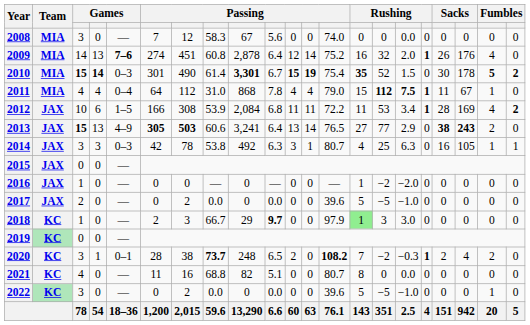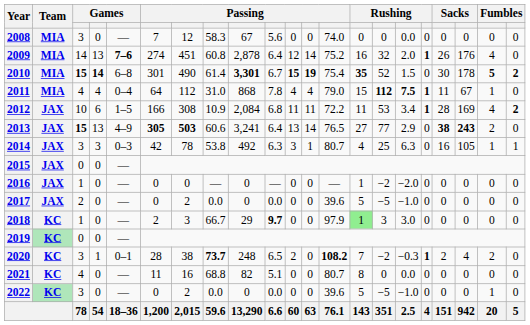(123, 73) 0–3 -> (123, 73) 6–8
(216, 110) 53.9 -> (216, 110) 10.9
